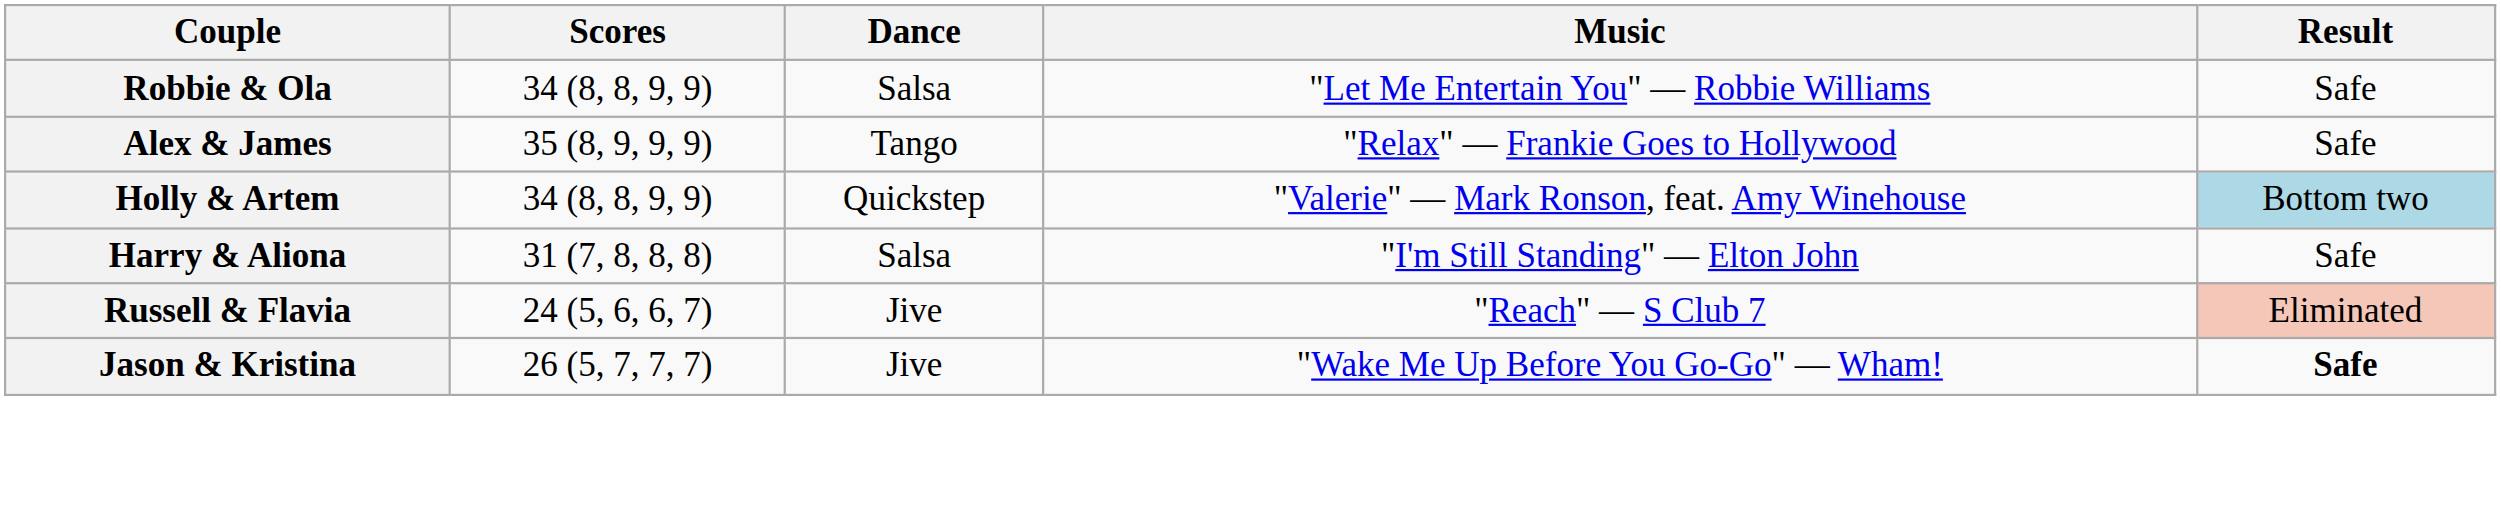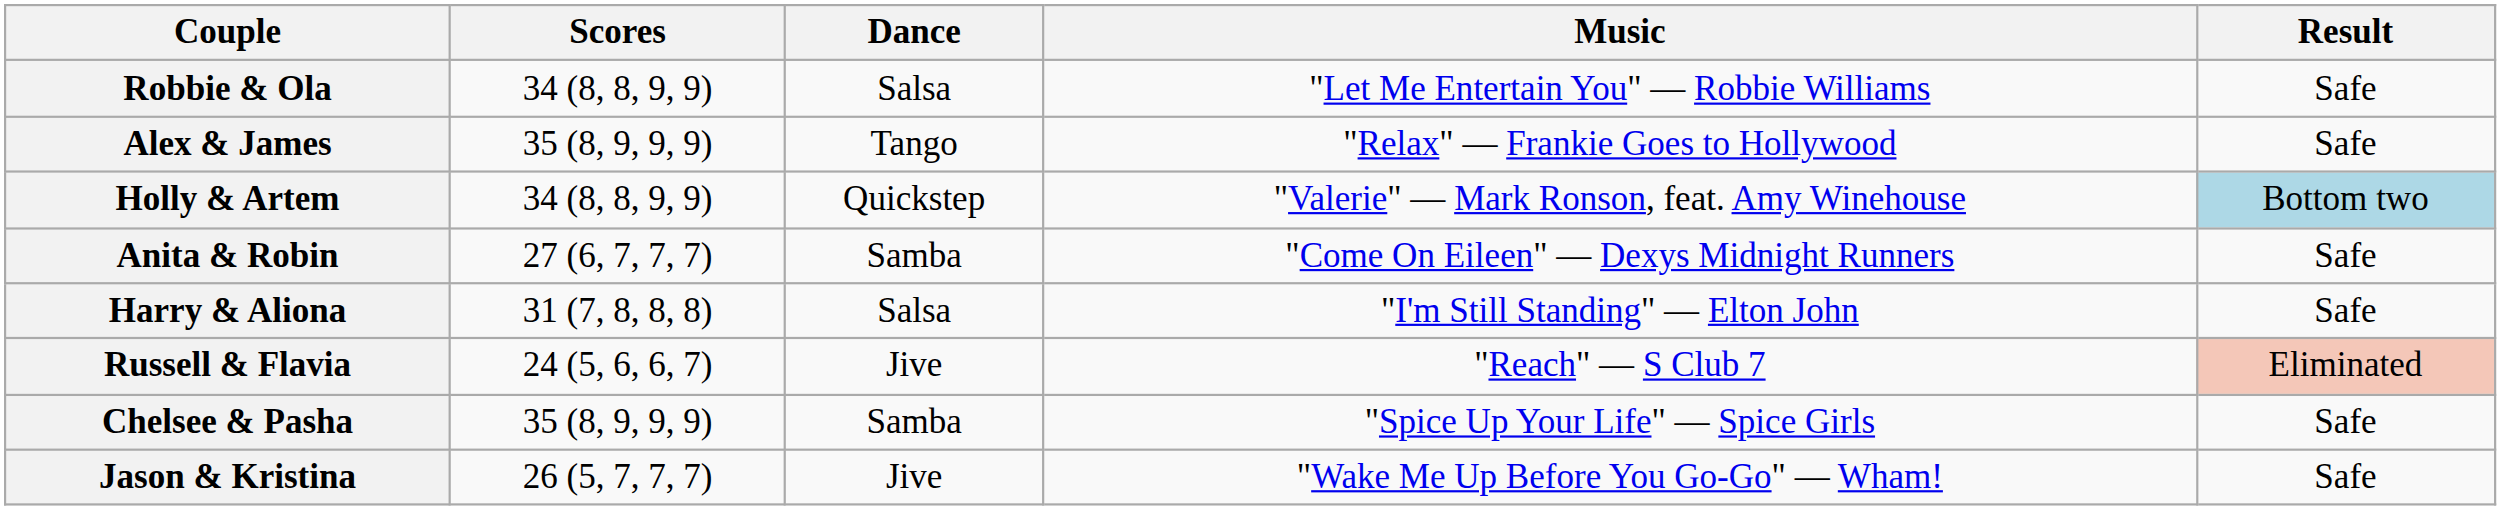+ row: (227, 254)
+ row: (228, 421)
(2345, 365) bold -> (2345, 476) normal
